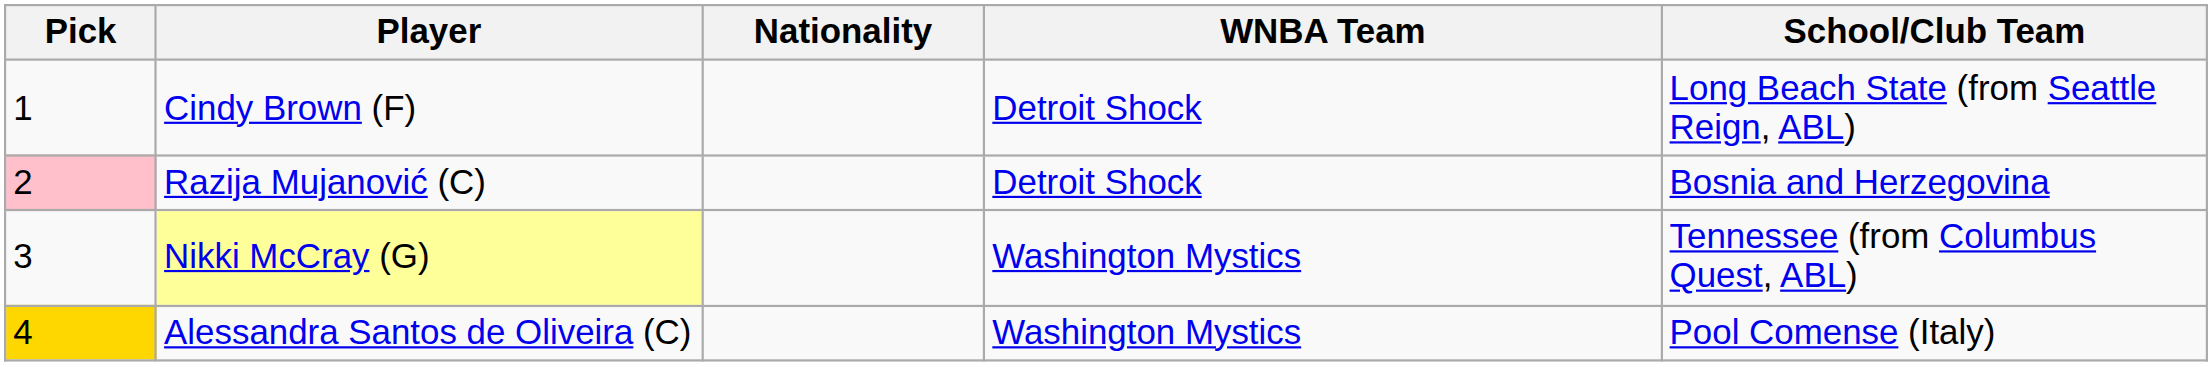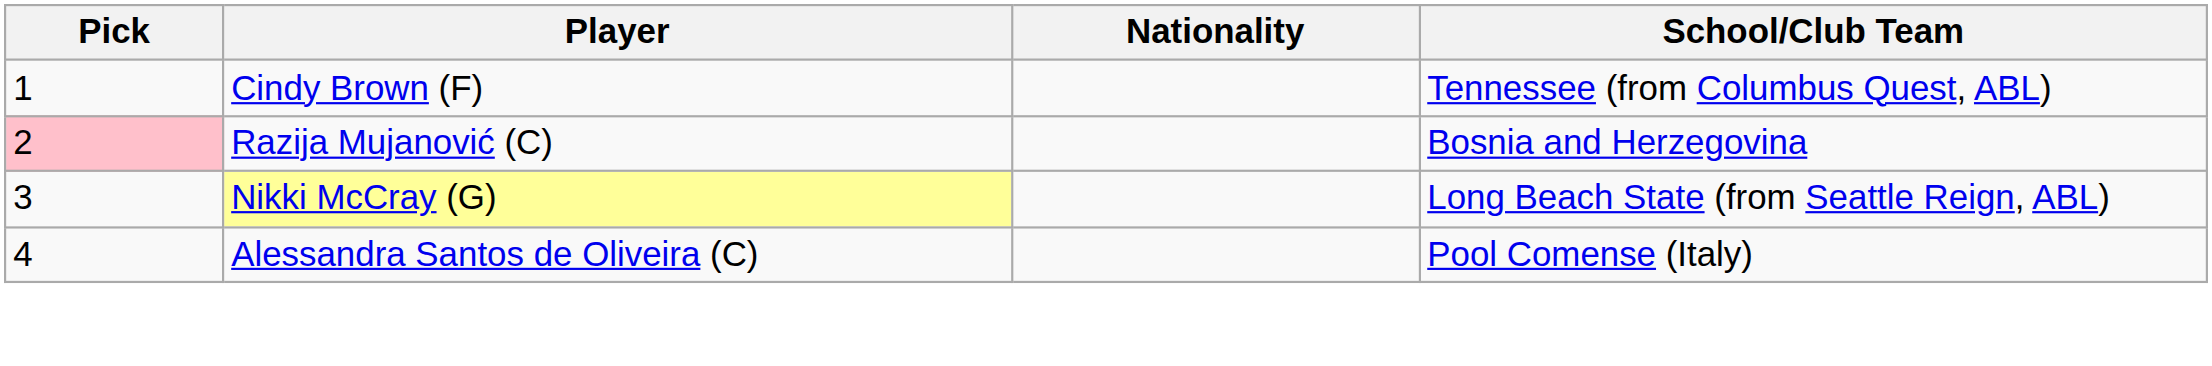- column: (1323, 32)
(1913, 107) Long Beach State (from Seattle Reign, ABL) -> (1739, 87) Tennessee (from Columbus Quest, ABL)
(1883, 256) Tennessee (from Columbus Quest, ABL) -> (1769, 198) Long Beach State (from Seattle Reign, ABL)
(23, 331) gold background -> (23, 253) no background
